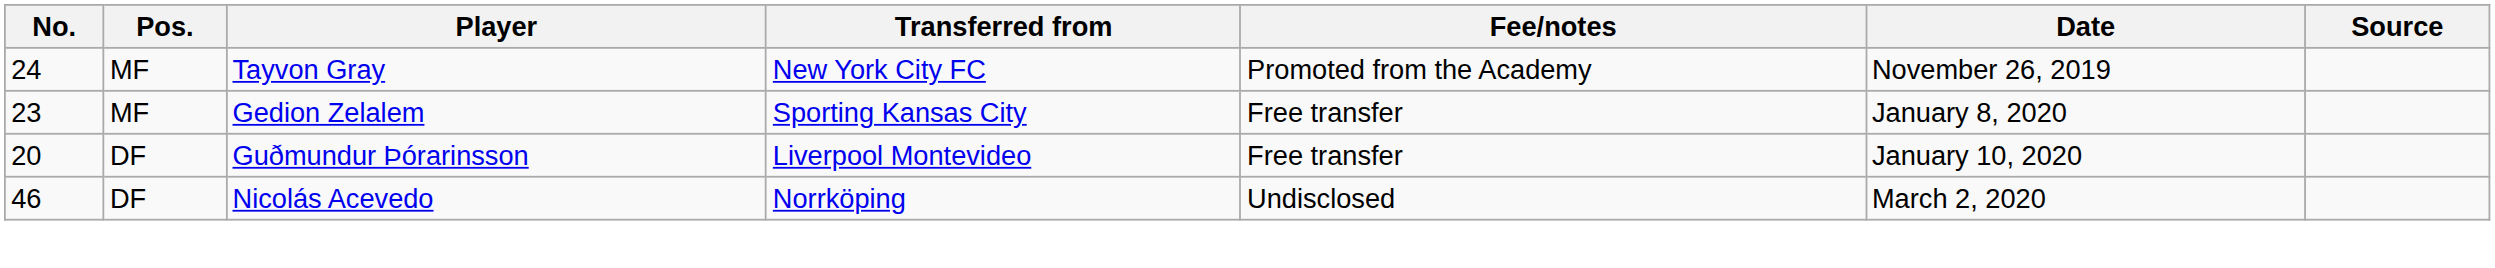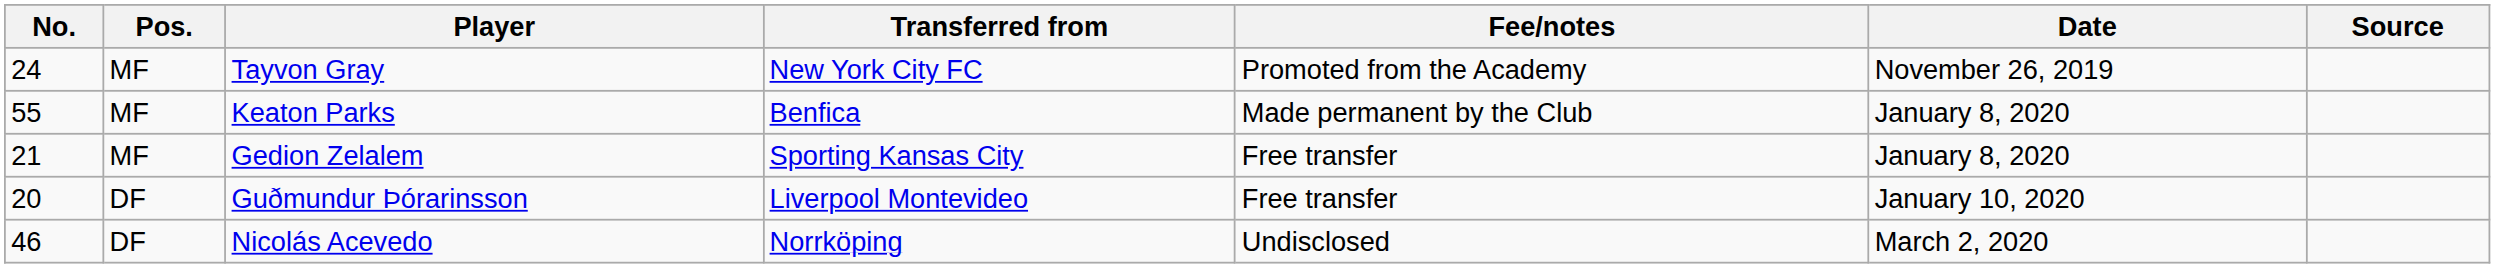+ row: (313, 113)
(26, 113) 23 -> (26, 156) 21
